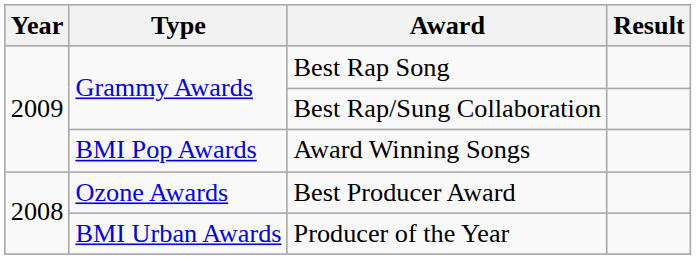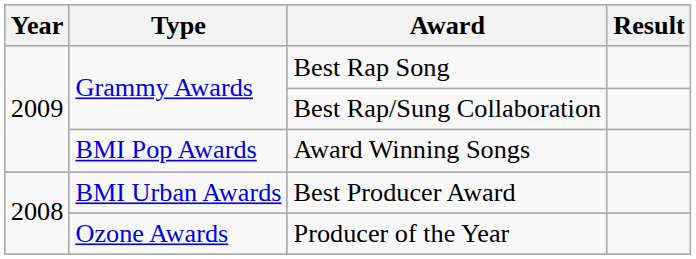(152, 191) Ozone Awards -> (178, 191) BMI Urban Awards
(178, 233) BMI Urban Awards -> (152, 233) Ozone Awards
